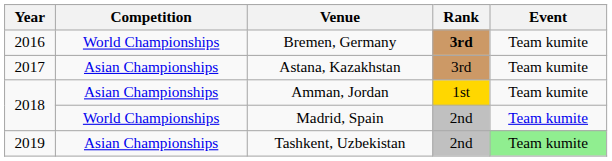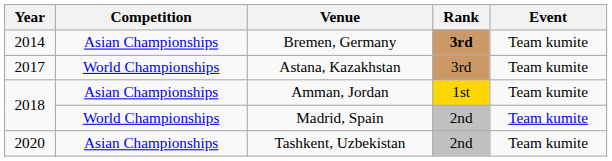(30, 42) 2016 -> (30, 42) 2014
(151, 42) World Championships -> (151, 42) Asian Championships
(151, 67) Asian Championships -> (151, 67) World Championships
(30, 143) 2019 -> (30, 143) 2020
(548, 143) lightgreen background -> (548, 143) no background
